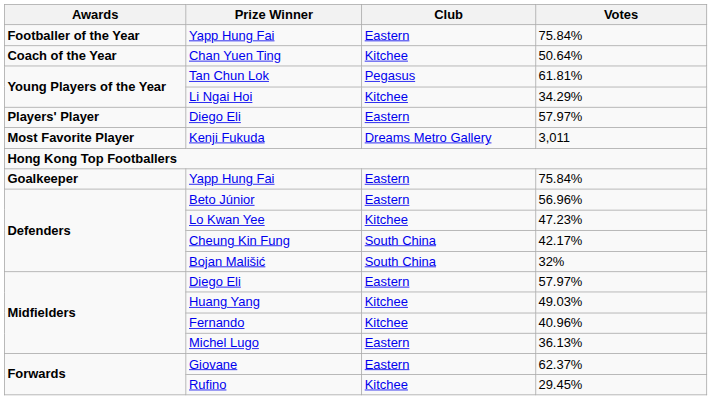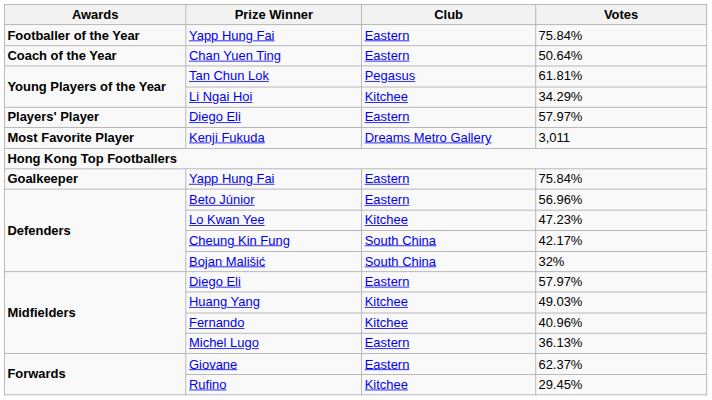(386, 55) Kitchee -> (387, 55) Eastern
